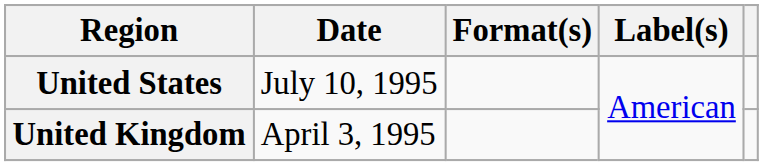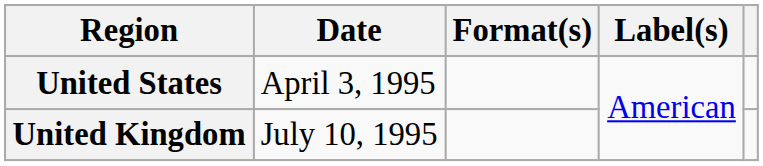(349, 82) July 10, 1995 -> (348, 82) April 3, 1995
(348, 133) April 3, 1995 -> (349, 133) July 10, 1995
